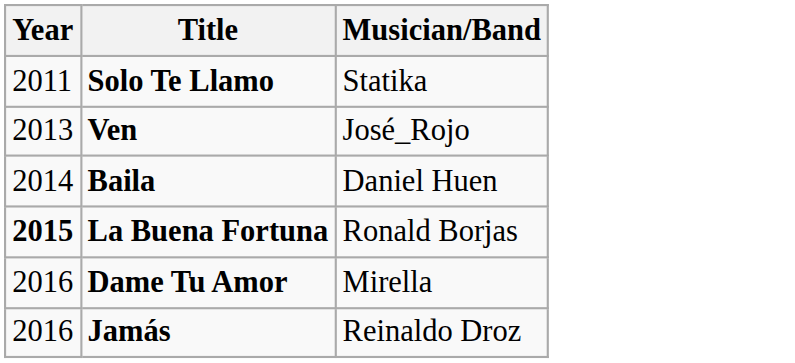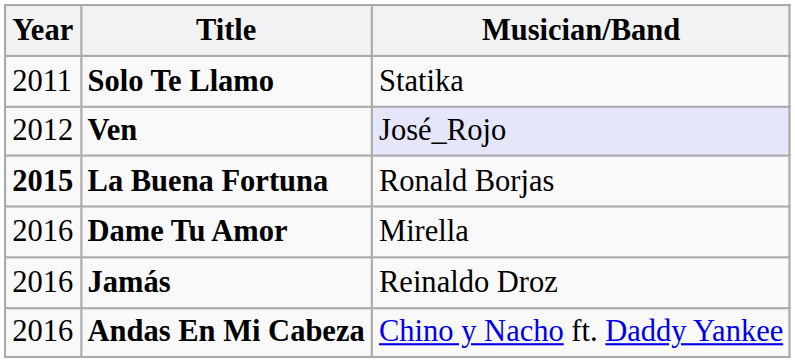(43, 130) 2013 -> (43, 130) 2012
(406, 130) no background -> (443, 130) lavender background
- row: (121, 181)
+ row: (226, 332)
